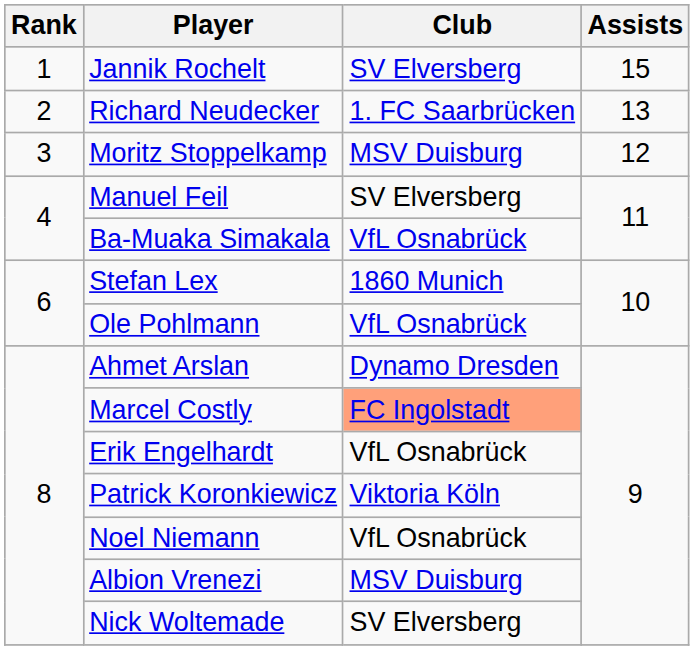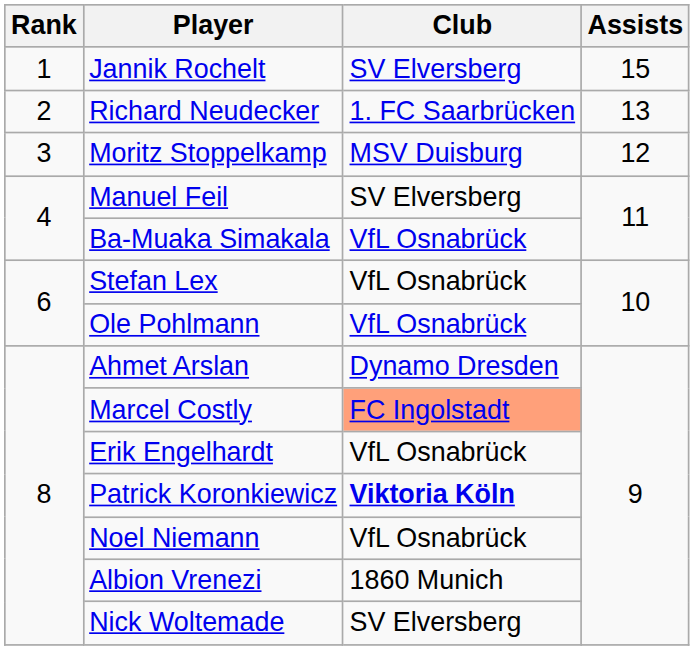(426, 281) 1860 Munich -> (438, 281) VfL Osnabrück
(425, 494) normal -> (432, 494) bold
(436, 580) MSV Duisburg -> (426, 580) 1860 Munich
